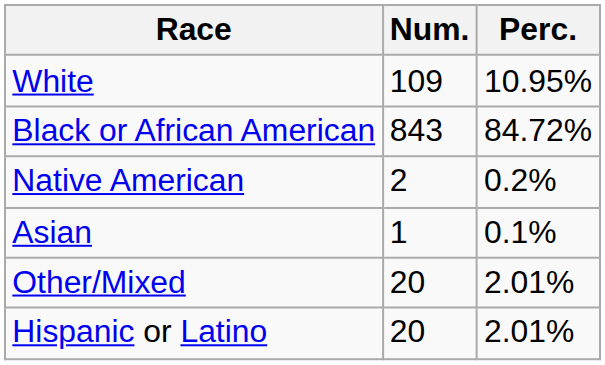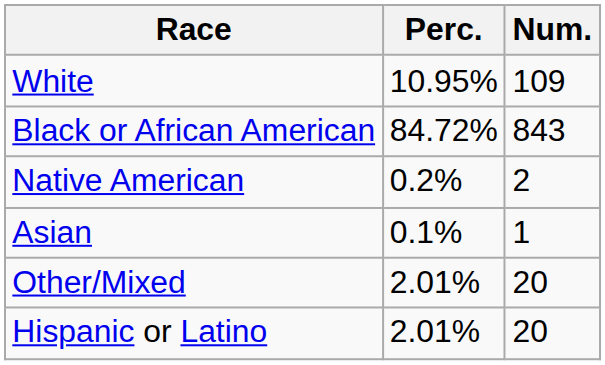columns swapped: (430, 29) <-> (538, 29)
